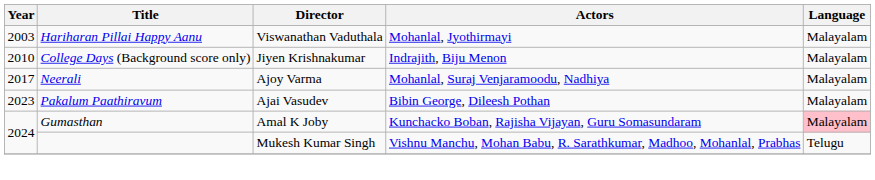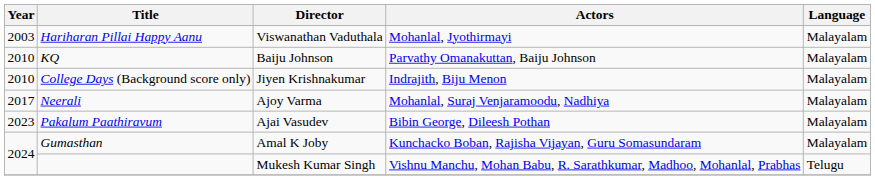+ row: (50, 57)
(837, 121) pink background -> (837, 143) no background
